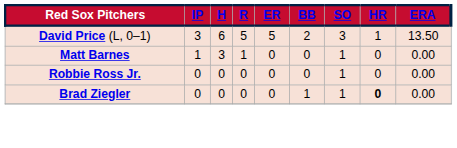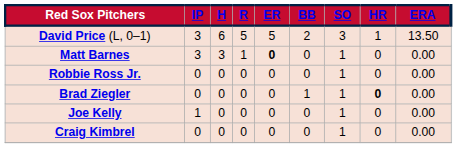(198, 55) 1 -> (198, 55) 3
(272, 55) normal -> (272, 55) bold
+ row: (95, 113)
+ row: (95, 132)
